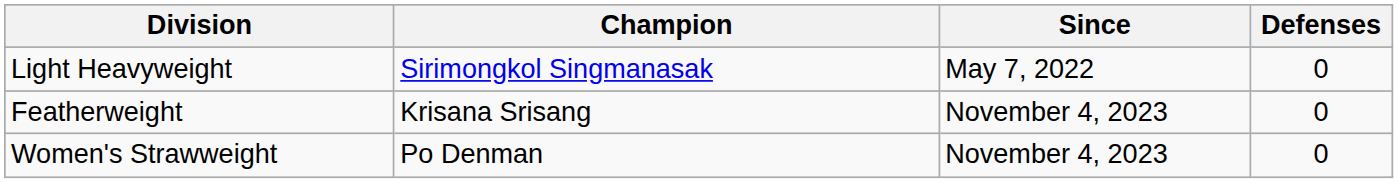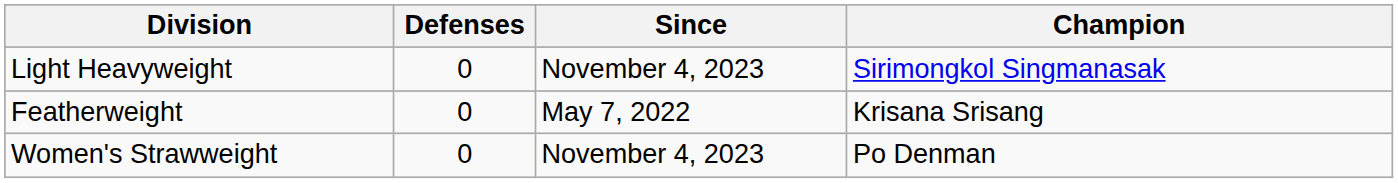columns swapped: (667, 25) <-> (1321, 25)
(1020, 68) May 7, 2022 -> (653, 68) November 4, 2023
(1056, 111) November 4, 2023 -> (616, 111) May 7, 2022
